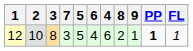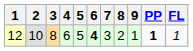columns swapped: (107, 14) <-> (67, 14)
(94, 35) normal -> (94, 35) bold
